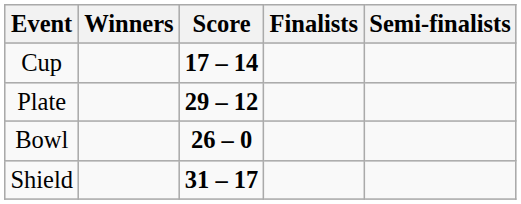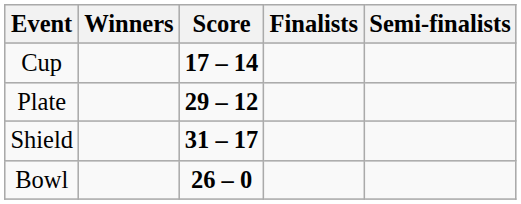rows swapped: (42, 140) <-> (42, 179)
